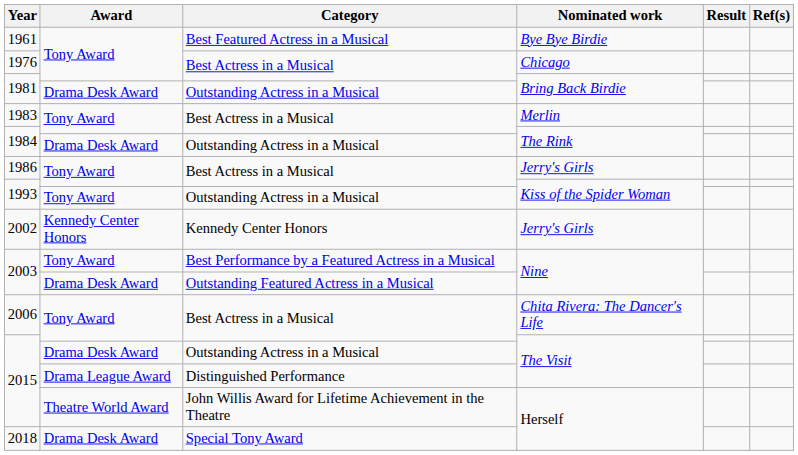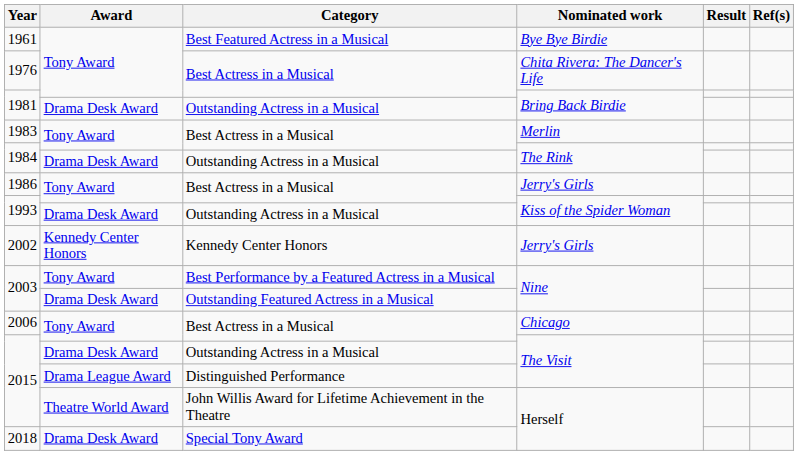(545, 62) Chicago -> (601, 70) Chita Rivera: The Dancer's Life
(79, 197) Tony Award -> (101, 214) Drama Desk Award
(601, 314) Chita Rivera: The Dancer's Life -> (545, 322) Chicago
